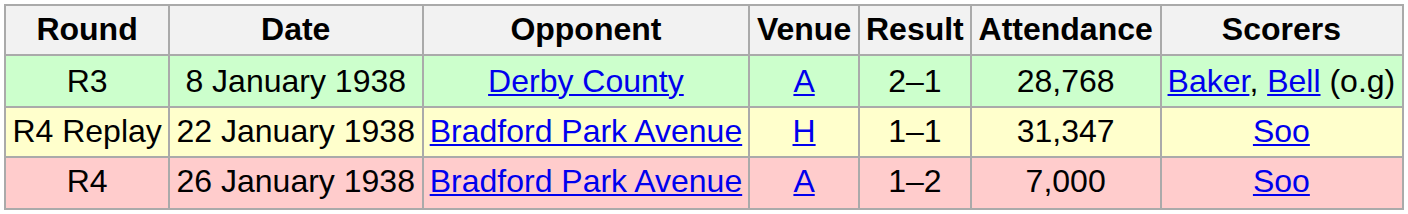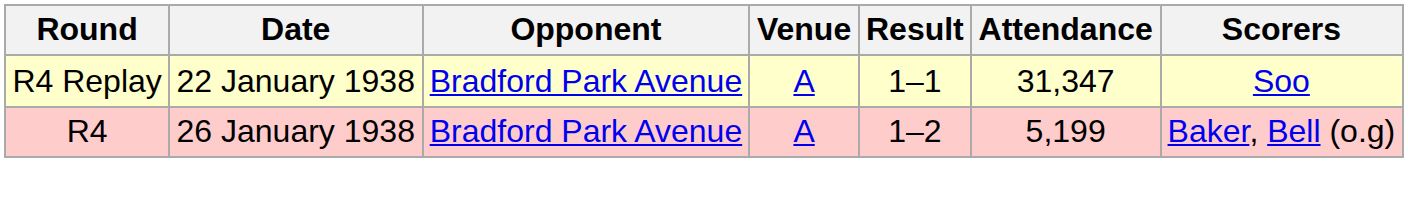- row: (296, 80)
(804, 131) H -> (804, 80) A
(1066, 182) 7,000 -> (1066, 131) 5,199
(1281, 182) Soo -> (1281, 131) Baker, Bell (o.g)
